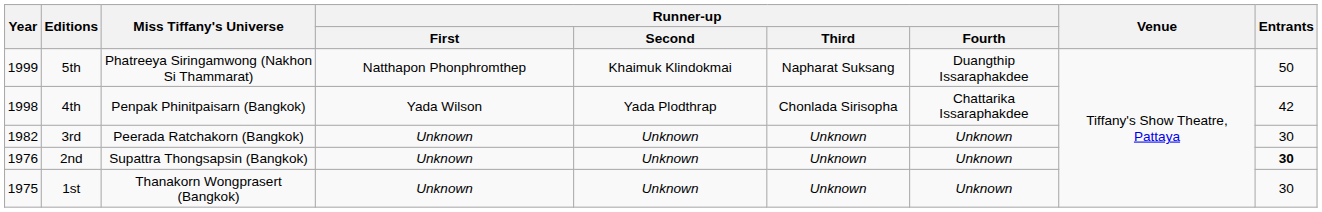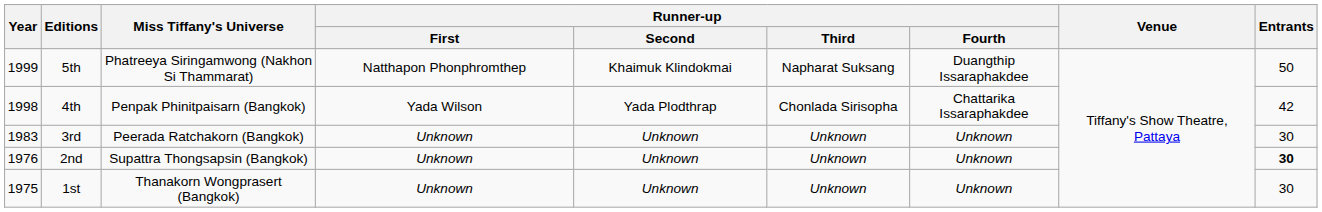(23, 136) 1982 -> (23, 136) 1983
